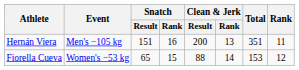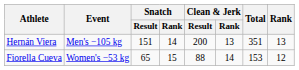(172, 42) 16 -> (172, 42) 14
(281, 42) 11 -> (281, 42) 13
